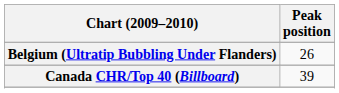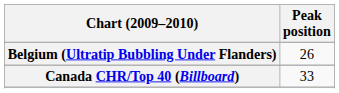(307, 76) 39 -> (307, 76) 33
